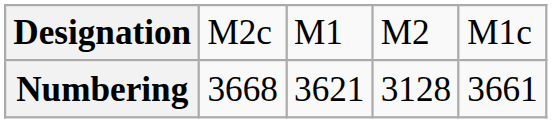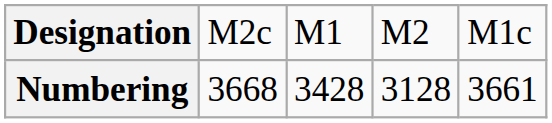(329, 88) 3621 -> (329, 88) 3428
